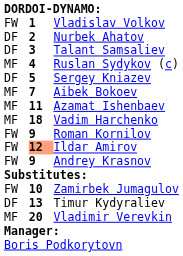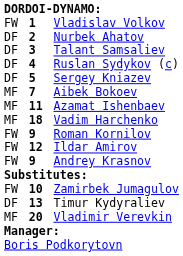(11, 64) MF -> (11, 64) DF
(36, 148) lightsalmon background -> (36, 148) no background
